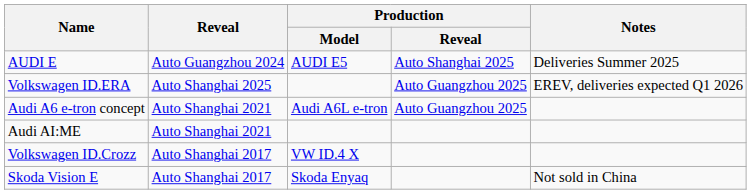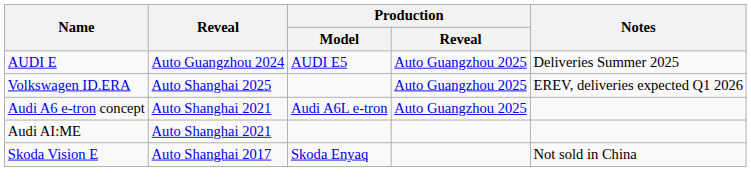(454, 62) Auto Shanghai 2025 -> (461, 62) Auto Guangzhou 2025
- row: (72, 154)
